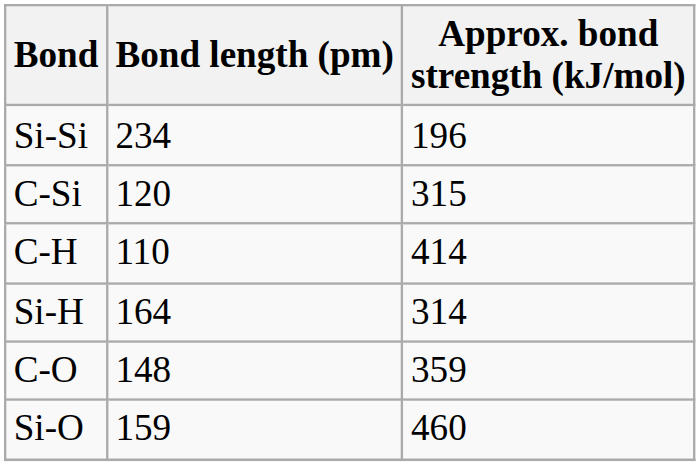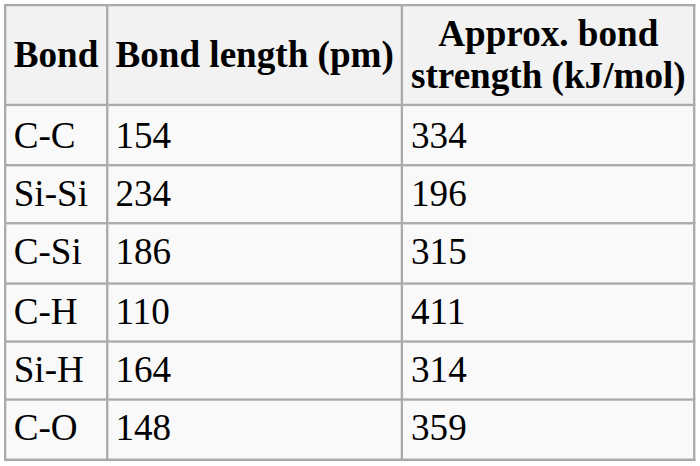+ row: (45, 134)
(143, 193) 120 -> (143, 252) 186
(439, 252) 414 -> (438, 311) 411
- row: (49, 428)
